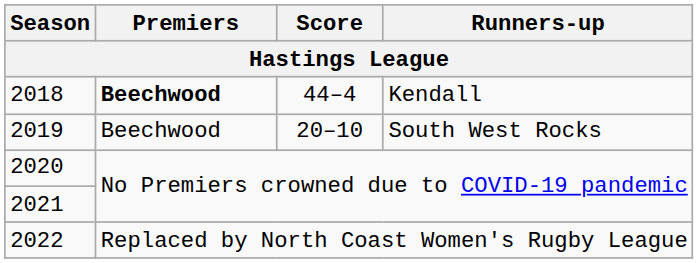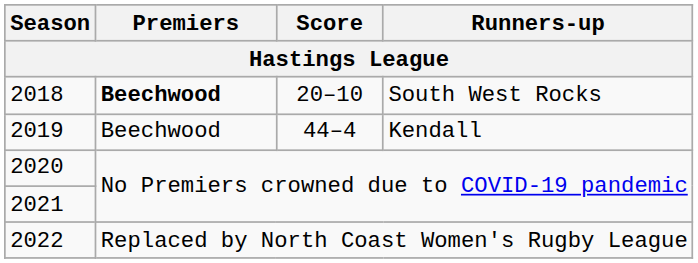(330, 95) 44–4 -> (330, 95) 20–10
(435, 95) Kendall -> (495, 95) South West Rocks
(330, 132) 20–10 -> (330, 132) 44–4
(495, 132) South West Rocks -> (435, 132) Kendall
